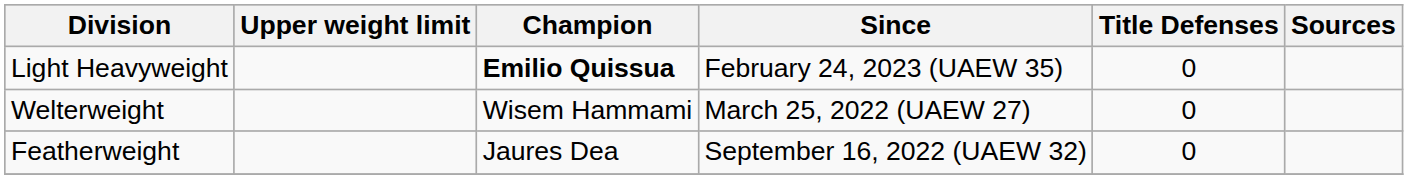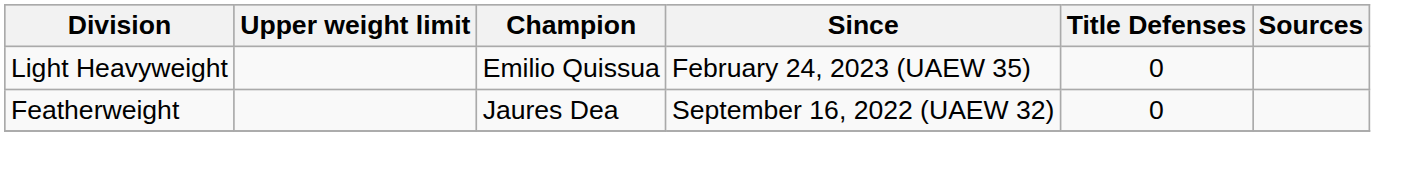(579, 67) bold -> (571, 67) normal
- row: (87, 109)
